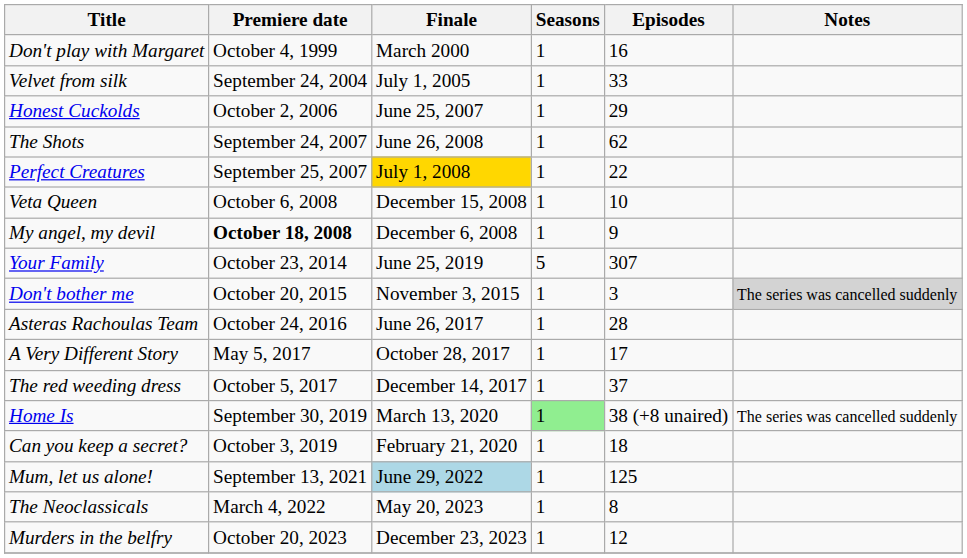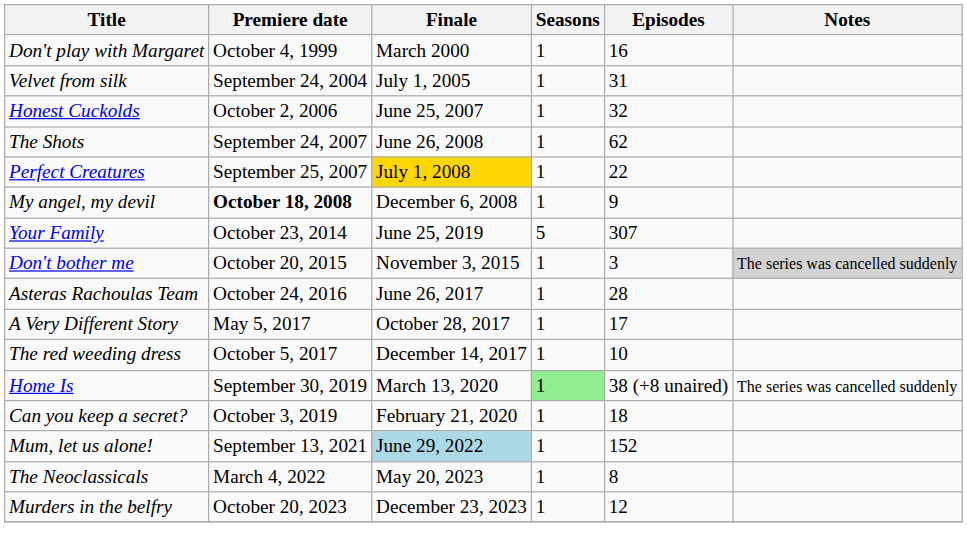(618, 80) 33 -> (618, 80) 31
(618, 111) 29 -> (618, 111) 32
- row: (53, 202)
(618, 385) 37 -> (618, 354) 10
(623, 476) 125 -> (623, 446) 152
